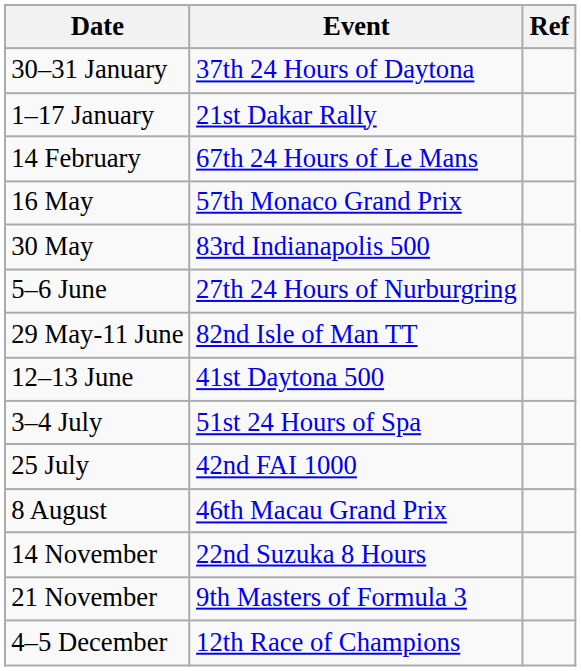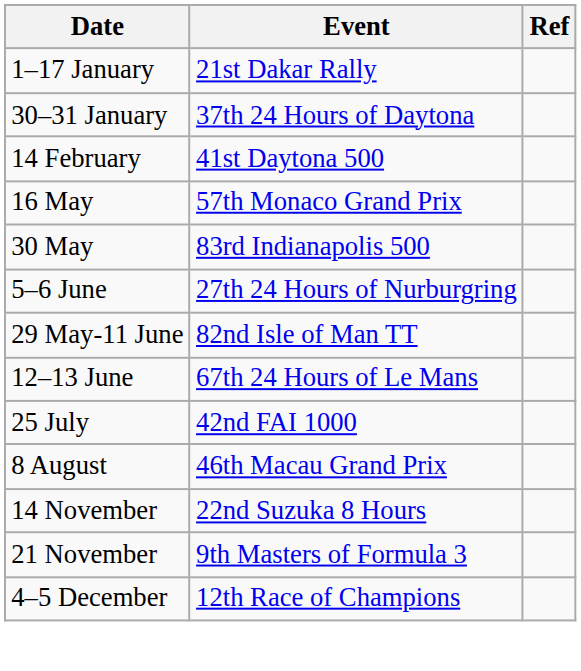rows swapped: (83, 114) <-> (89, 70)
(337, 158) 67th 24 Hours of Le Mans -> (290, 158) 41st Daytona 500
(290, 377) 41st Daytona 500 -> (337, 377) 67th 24 Hours of Le Mans
- row: (57, 421)
